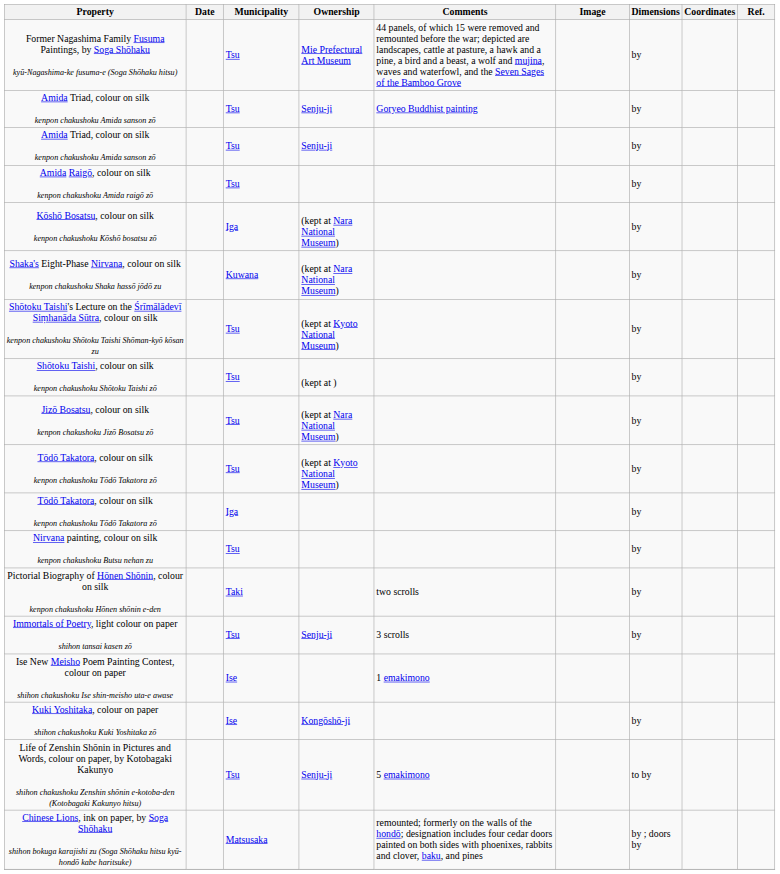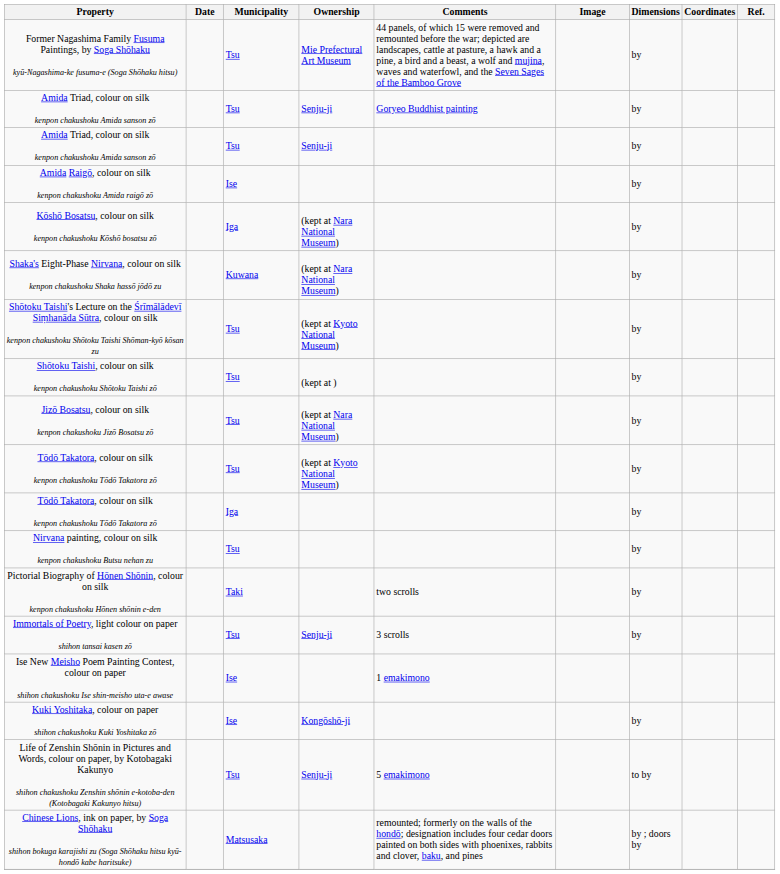(233, 183) Tsu -> (231, 183) Ise
